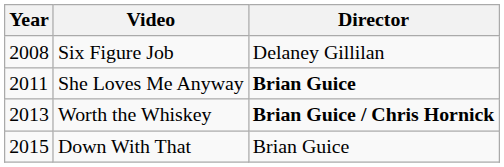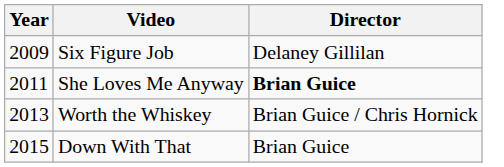(29, 51) 2008 -> (29, 51) 2009
(374, 114) bold -> (365, 114) normal
